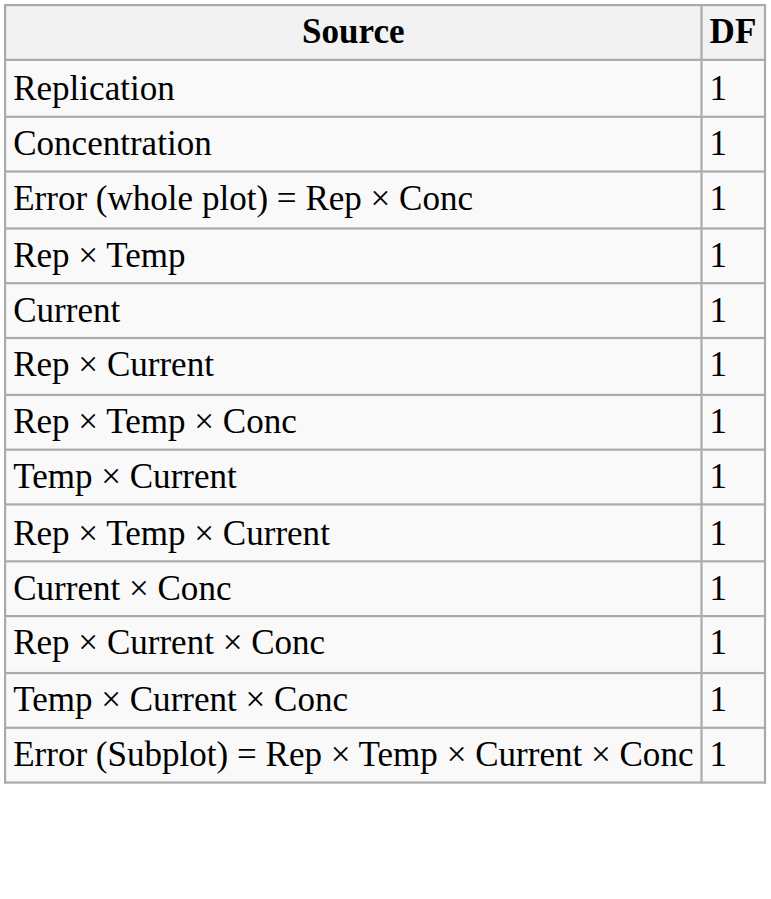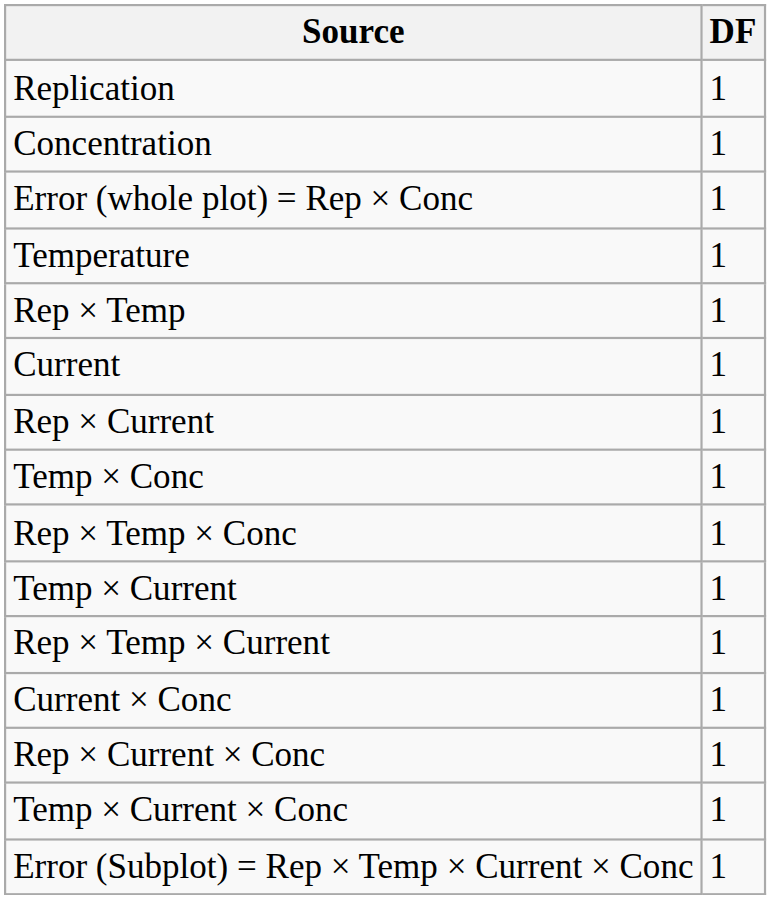+ row: (101, 254)
+ row: (108, 476)
